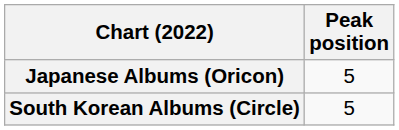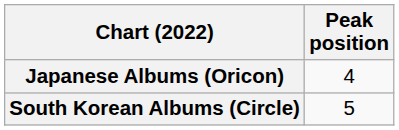(349, 76) 5 -> (349, 76) 4
